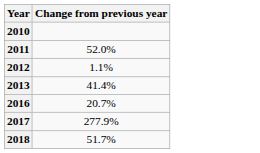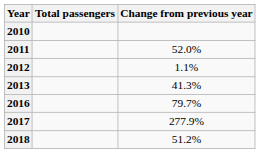+ column: (75, 13)
(101, 85) 41.4% -> (186, 85) 41.3%
(101, 103) 20.7% -> (186, 103) 79.7%
(101, 139) 51.7% -> (186, 139) 51.2%
